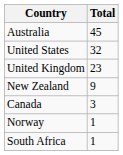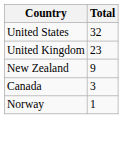- row: (28, 31)
- row: (36, 141)
